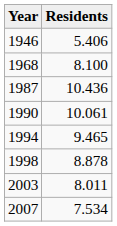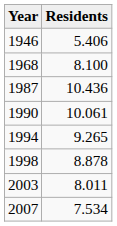(91, 137) 9.465 -> (91, 137) 9.265
